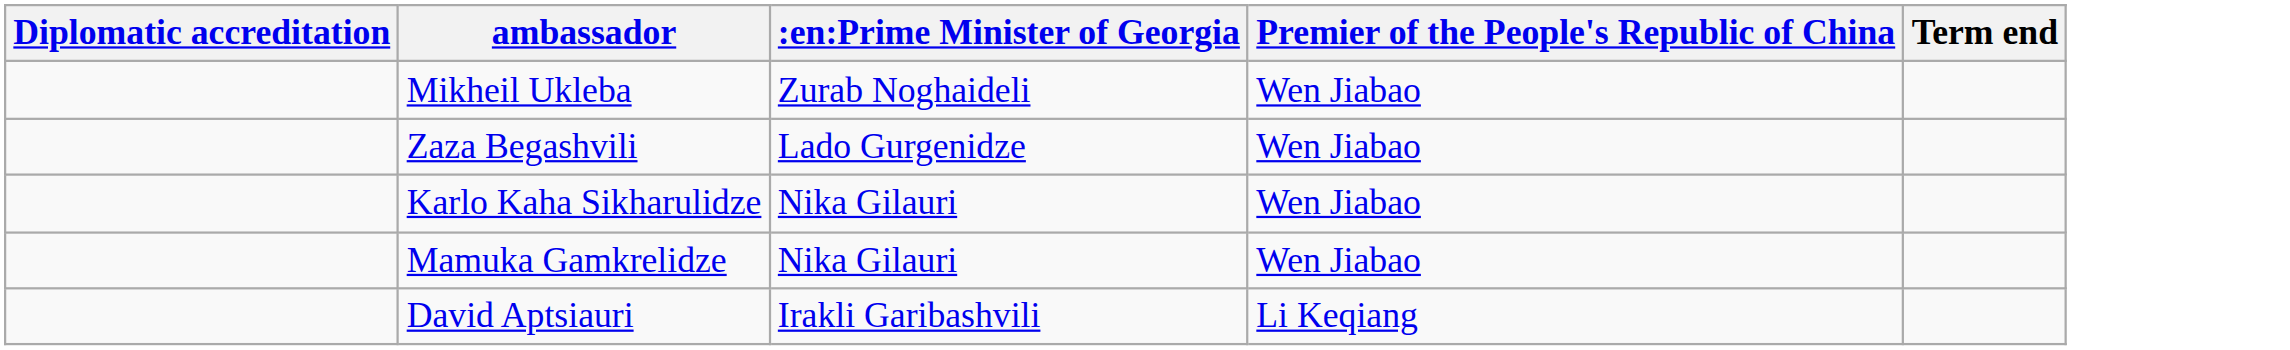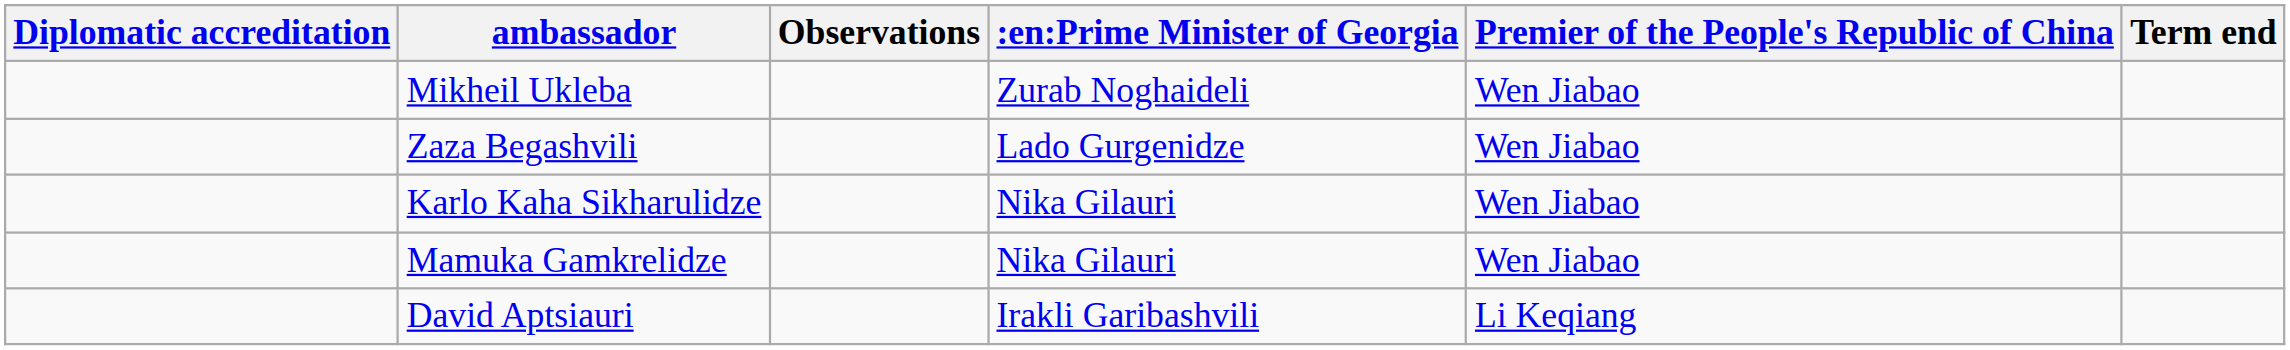+ column: (879, 32)
